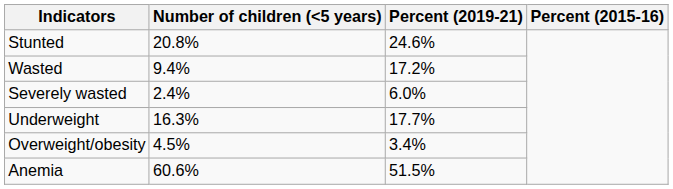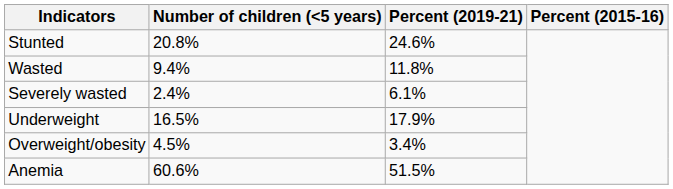(412, 68) 17.2% -> (411, 68) 11.8%
(408, 94) 6.0% -> (408, 94) 6.1%
(176, 119) 16.3% -> (176, 119) 16.5%
(412, 119) 17.7% -> (412, 119) 17.9%
